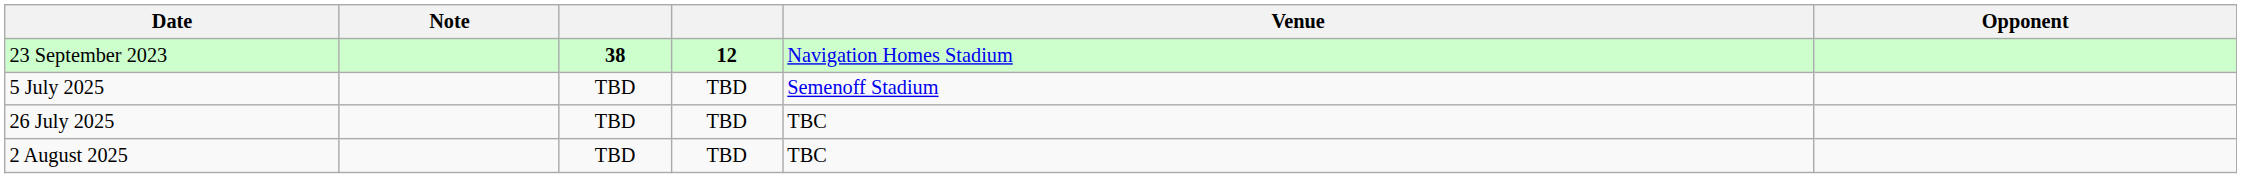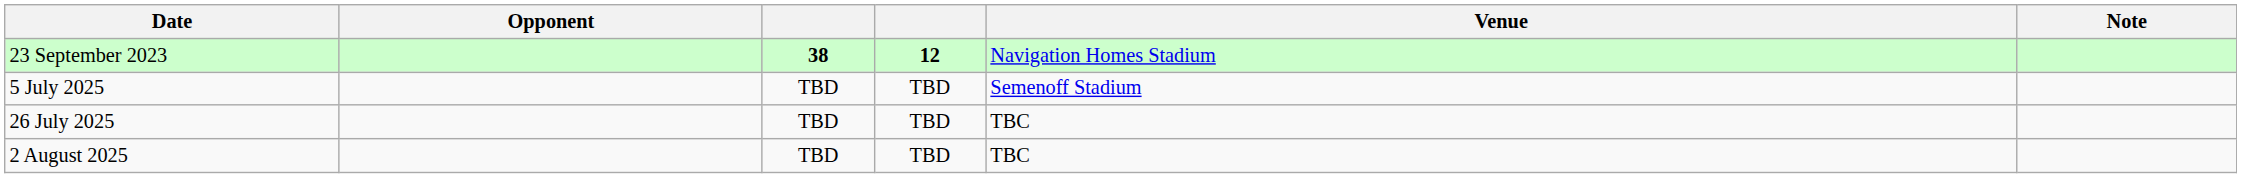columns swapped: (2025, 21) <-> (449, 21)
